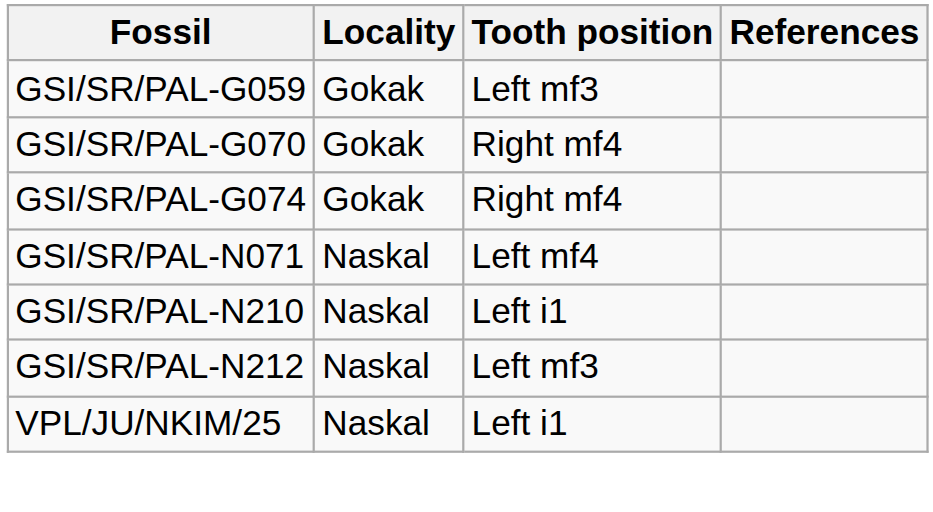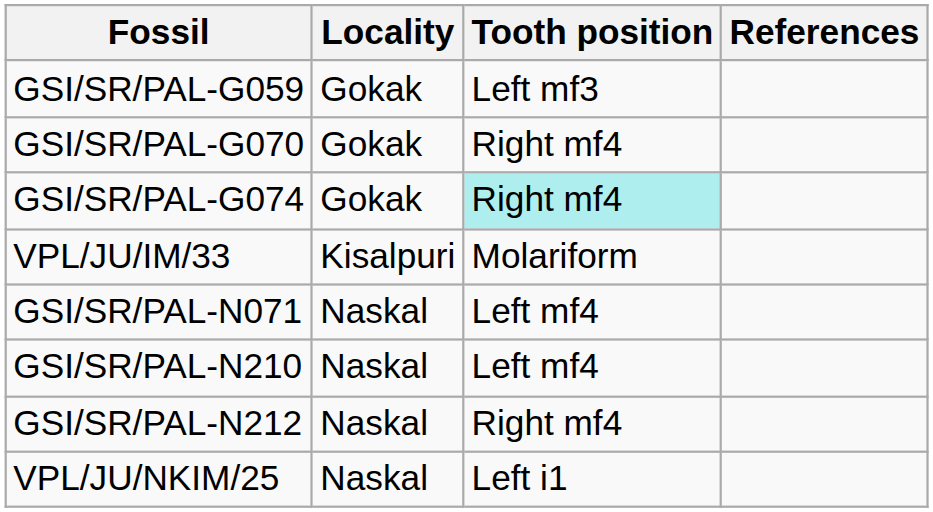(547, 199) no background -> (547, 199) paleturquoise background
+ row: (122, 255)
(520, 311) Left i1 -> (535, 367) Left mf4
(535, 367) Left mf3 -> (547, 423) Right mf4
